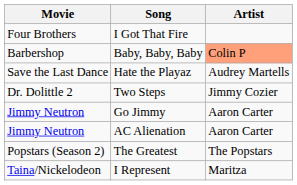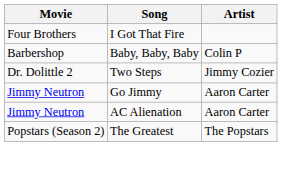(227, 53) lightsalmon background -> (223, 53) no background
- row: (152, 72)
- row: (142, 170)
